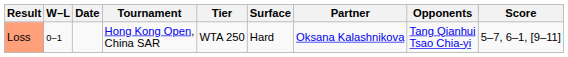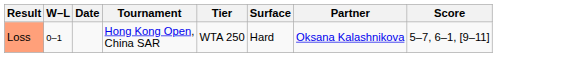- column: (443, 13)
